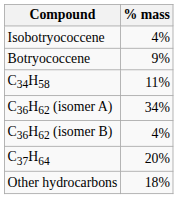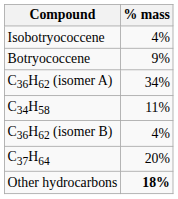rows swapped: (29, 82) <-> (60, 108)
(157, 182) normal -> (156, 182) bold
